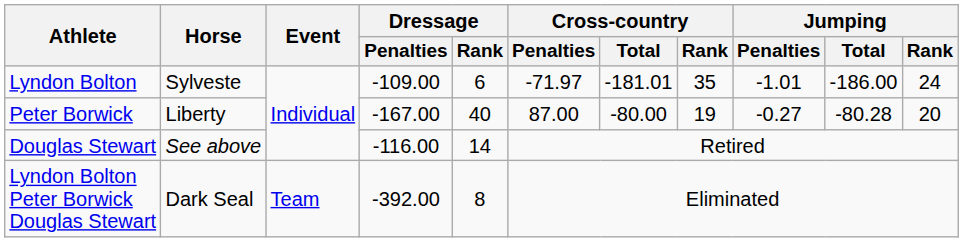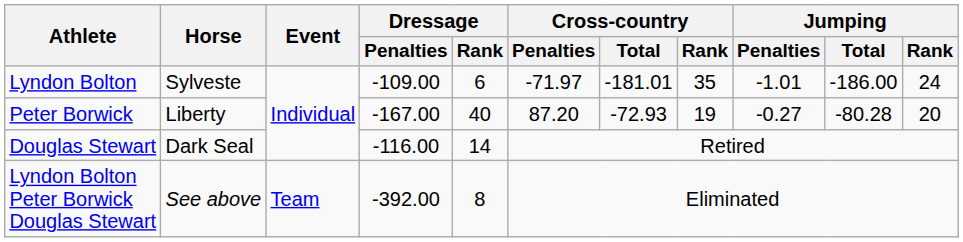(554, 114) 87.00 -> (554, 114) 87.20
(639, 114) -80.00 -> (639, 114) -72.93
(213, 146) See above -> (209, 146) Dark Seal
(209, 199) Dark Seal -> (213, 199) See above
